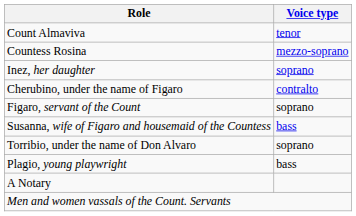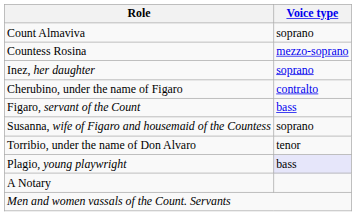(288, 32) tenor -> (295, 32) soprano
(295, 107) soprano -> (286, 107) bass
(286, 126) bass -> (295, 126) soprano
(295, 145) soprano -> (288, 145) tenor
(286, 164) no background -> (286, 164) lavender background
